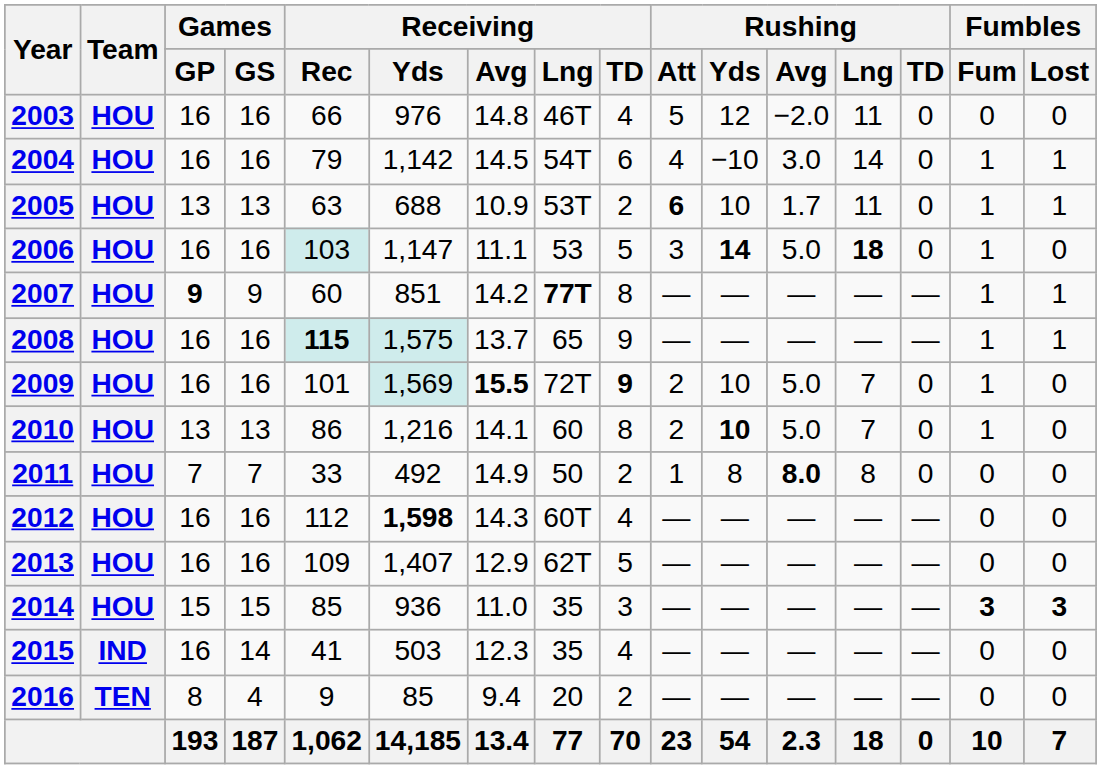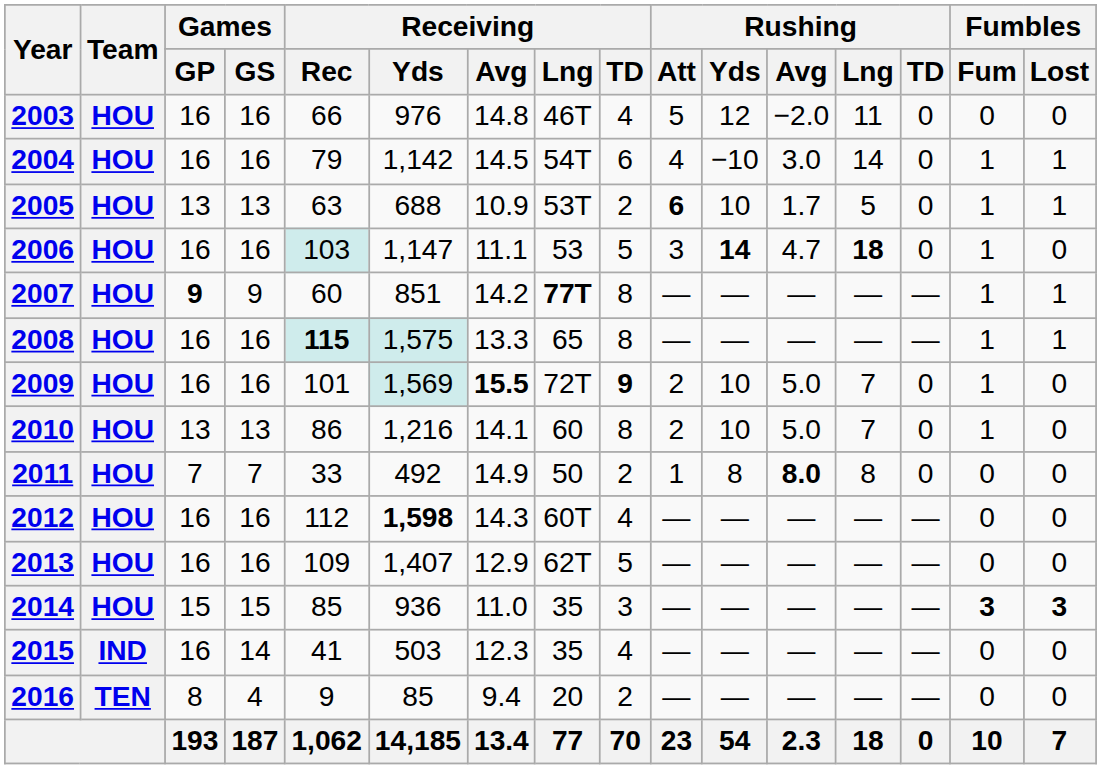(868, 205) 11 -> (868, 205) 5
(801, 250) 5.0 -> (801, 250) 4.7
(501, 339) 13.7 -> (501, 339) 13.3
(625, 339) 9 -> (625, 339) 8
(735, 428) bold -> (735, 428) normal
